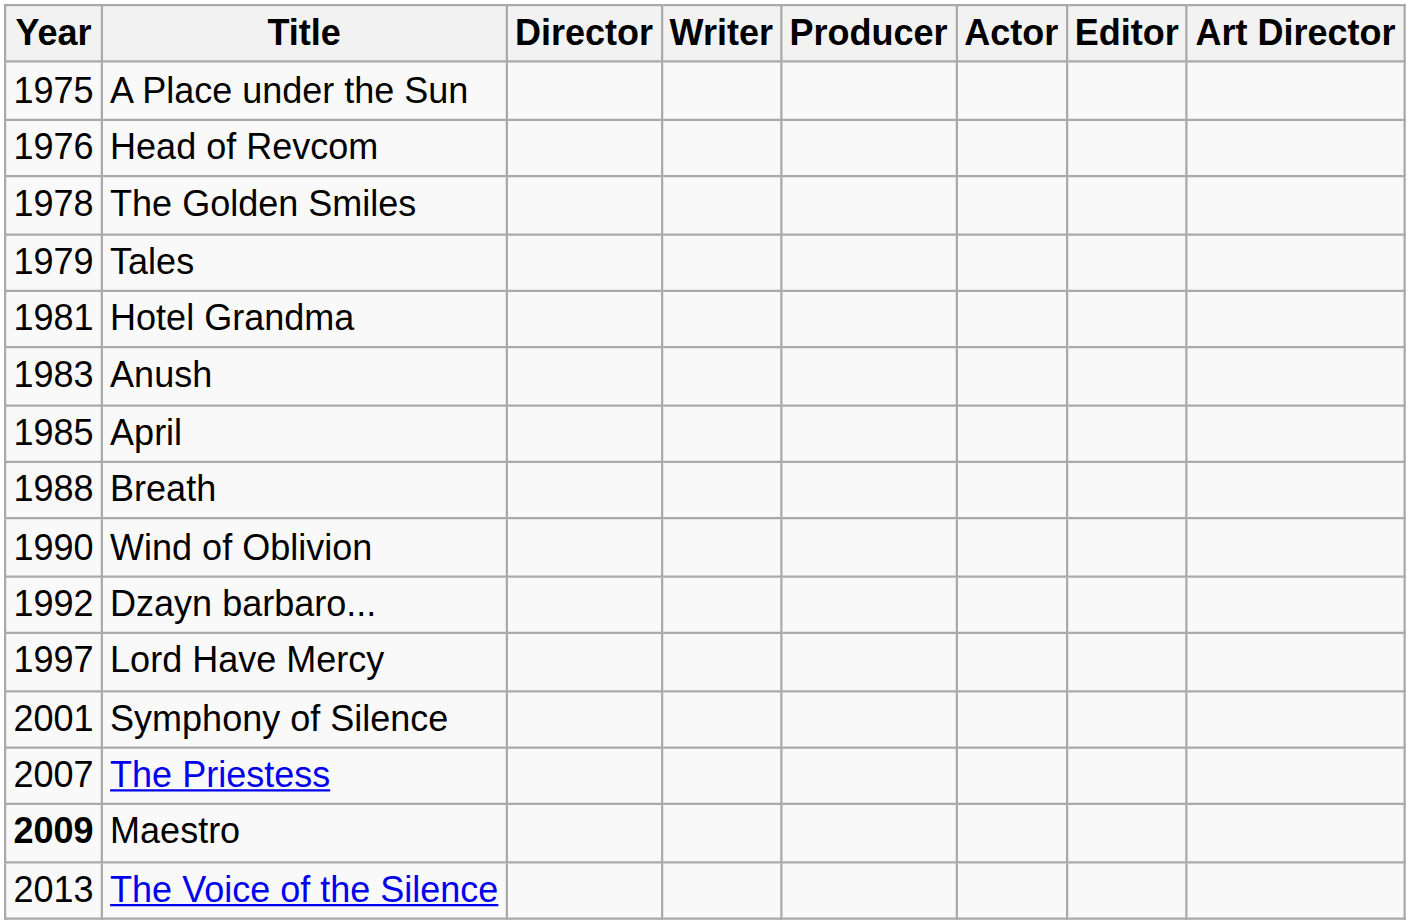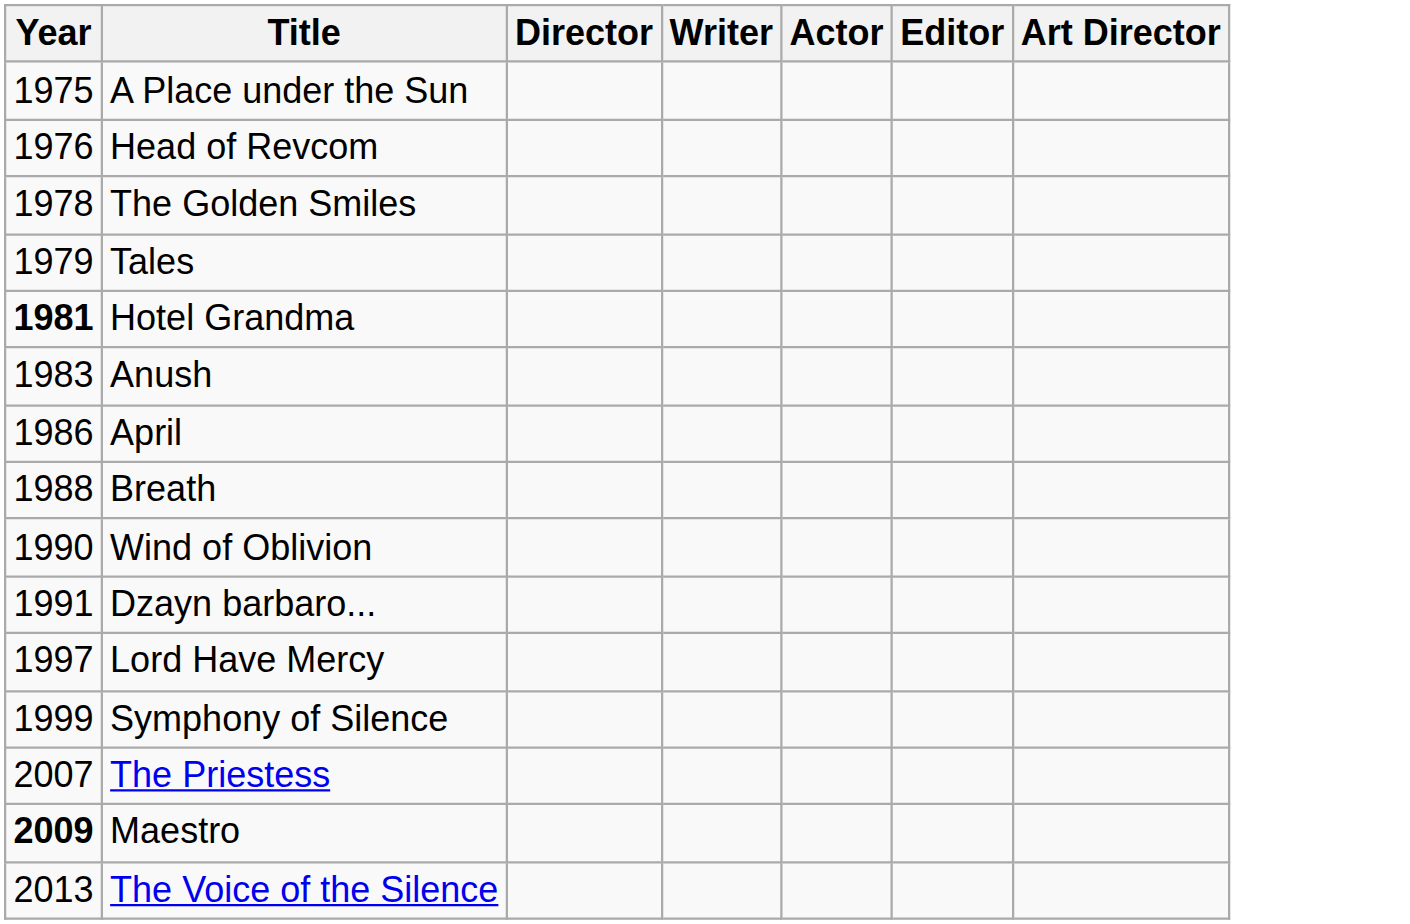- column: (869, 33)
(53, 318) normal -> (53, 318) bold
(53, 432) 1985 -> (53, 432) 1986
(53, 603) 1992 -> (53, 603) 1991
(53, 718) 2001 -> (53, 718) 1999
